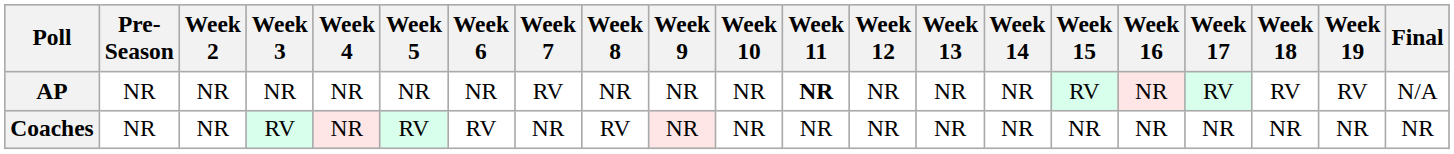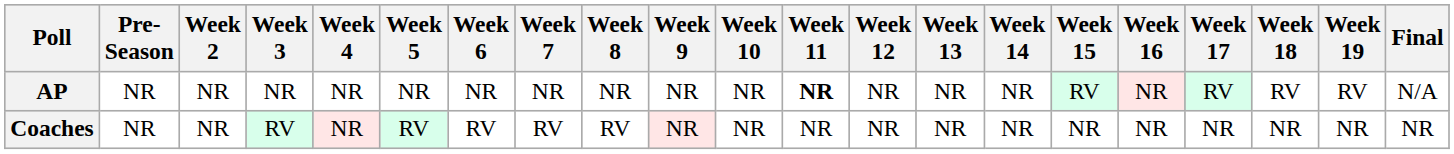(548, 90) RV -> (548, 90) NR
(548, 129) NR -> (548, 129) RV
